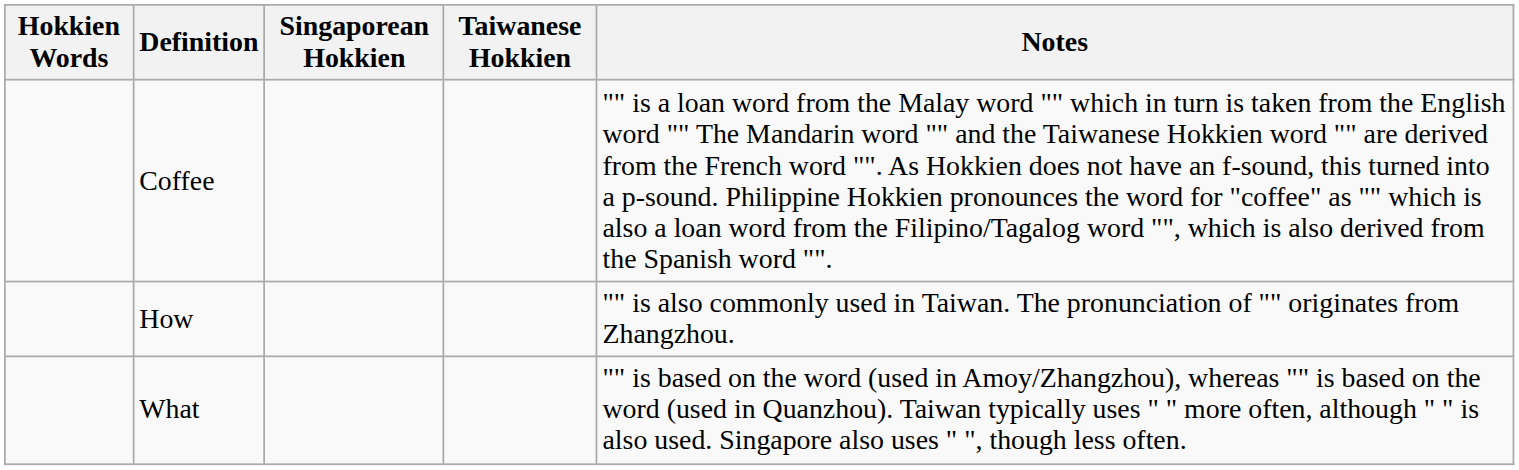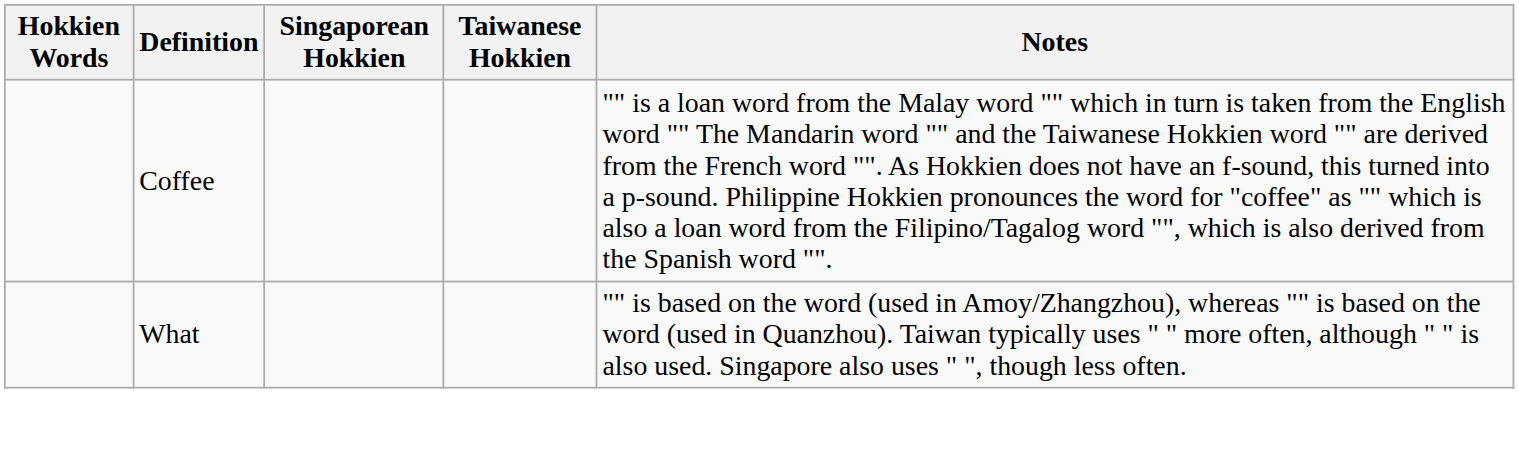- row: (166, 318)
